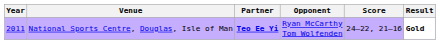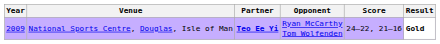(15, 28) 2011 -> (15, 28) 2009
